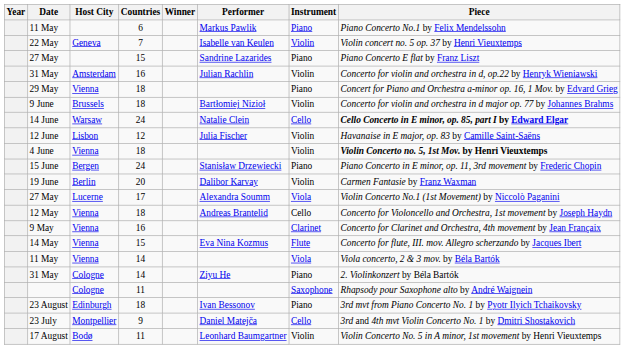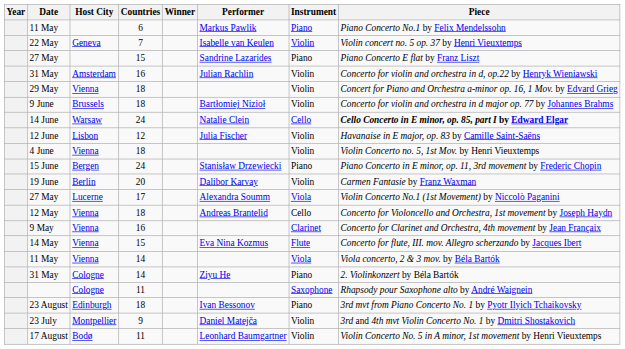(302, 89) Piano -> (303, 89) Violin
(444, 151) bold -> (440, 151) normal
(301, 321) Cello -> (303, 321) Violin
